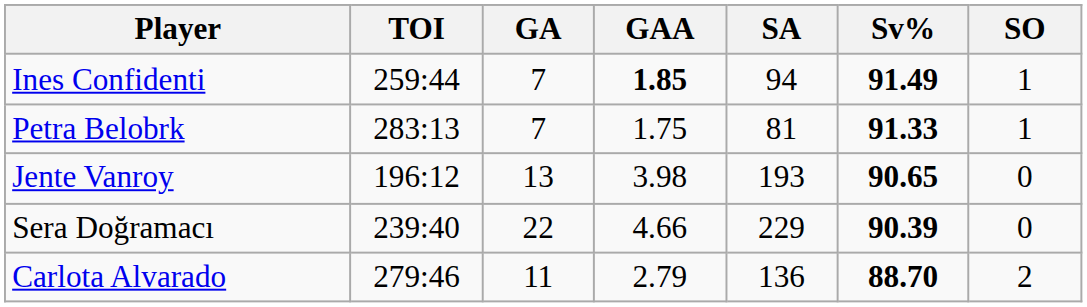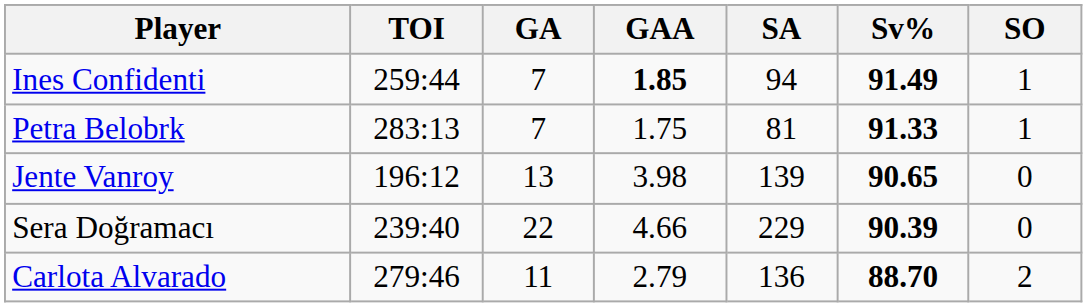(781, 177) 193 -> (781, 177) 139
